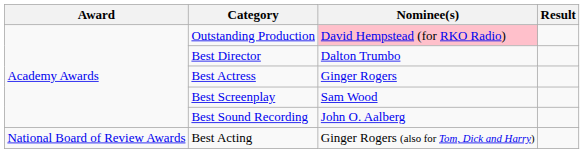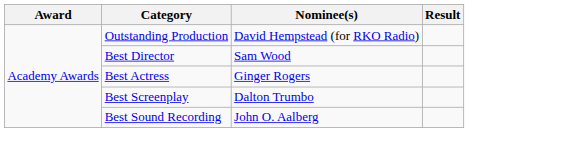(413, 35) pink background -> (327, 35) no background
(361, 55) Dalton Trumbo -> (262, 55) Sam Wood
(349, 96) Sam Wood -> (274, 96) Dalton Trumbo
- row: (222, 138)
